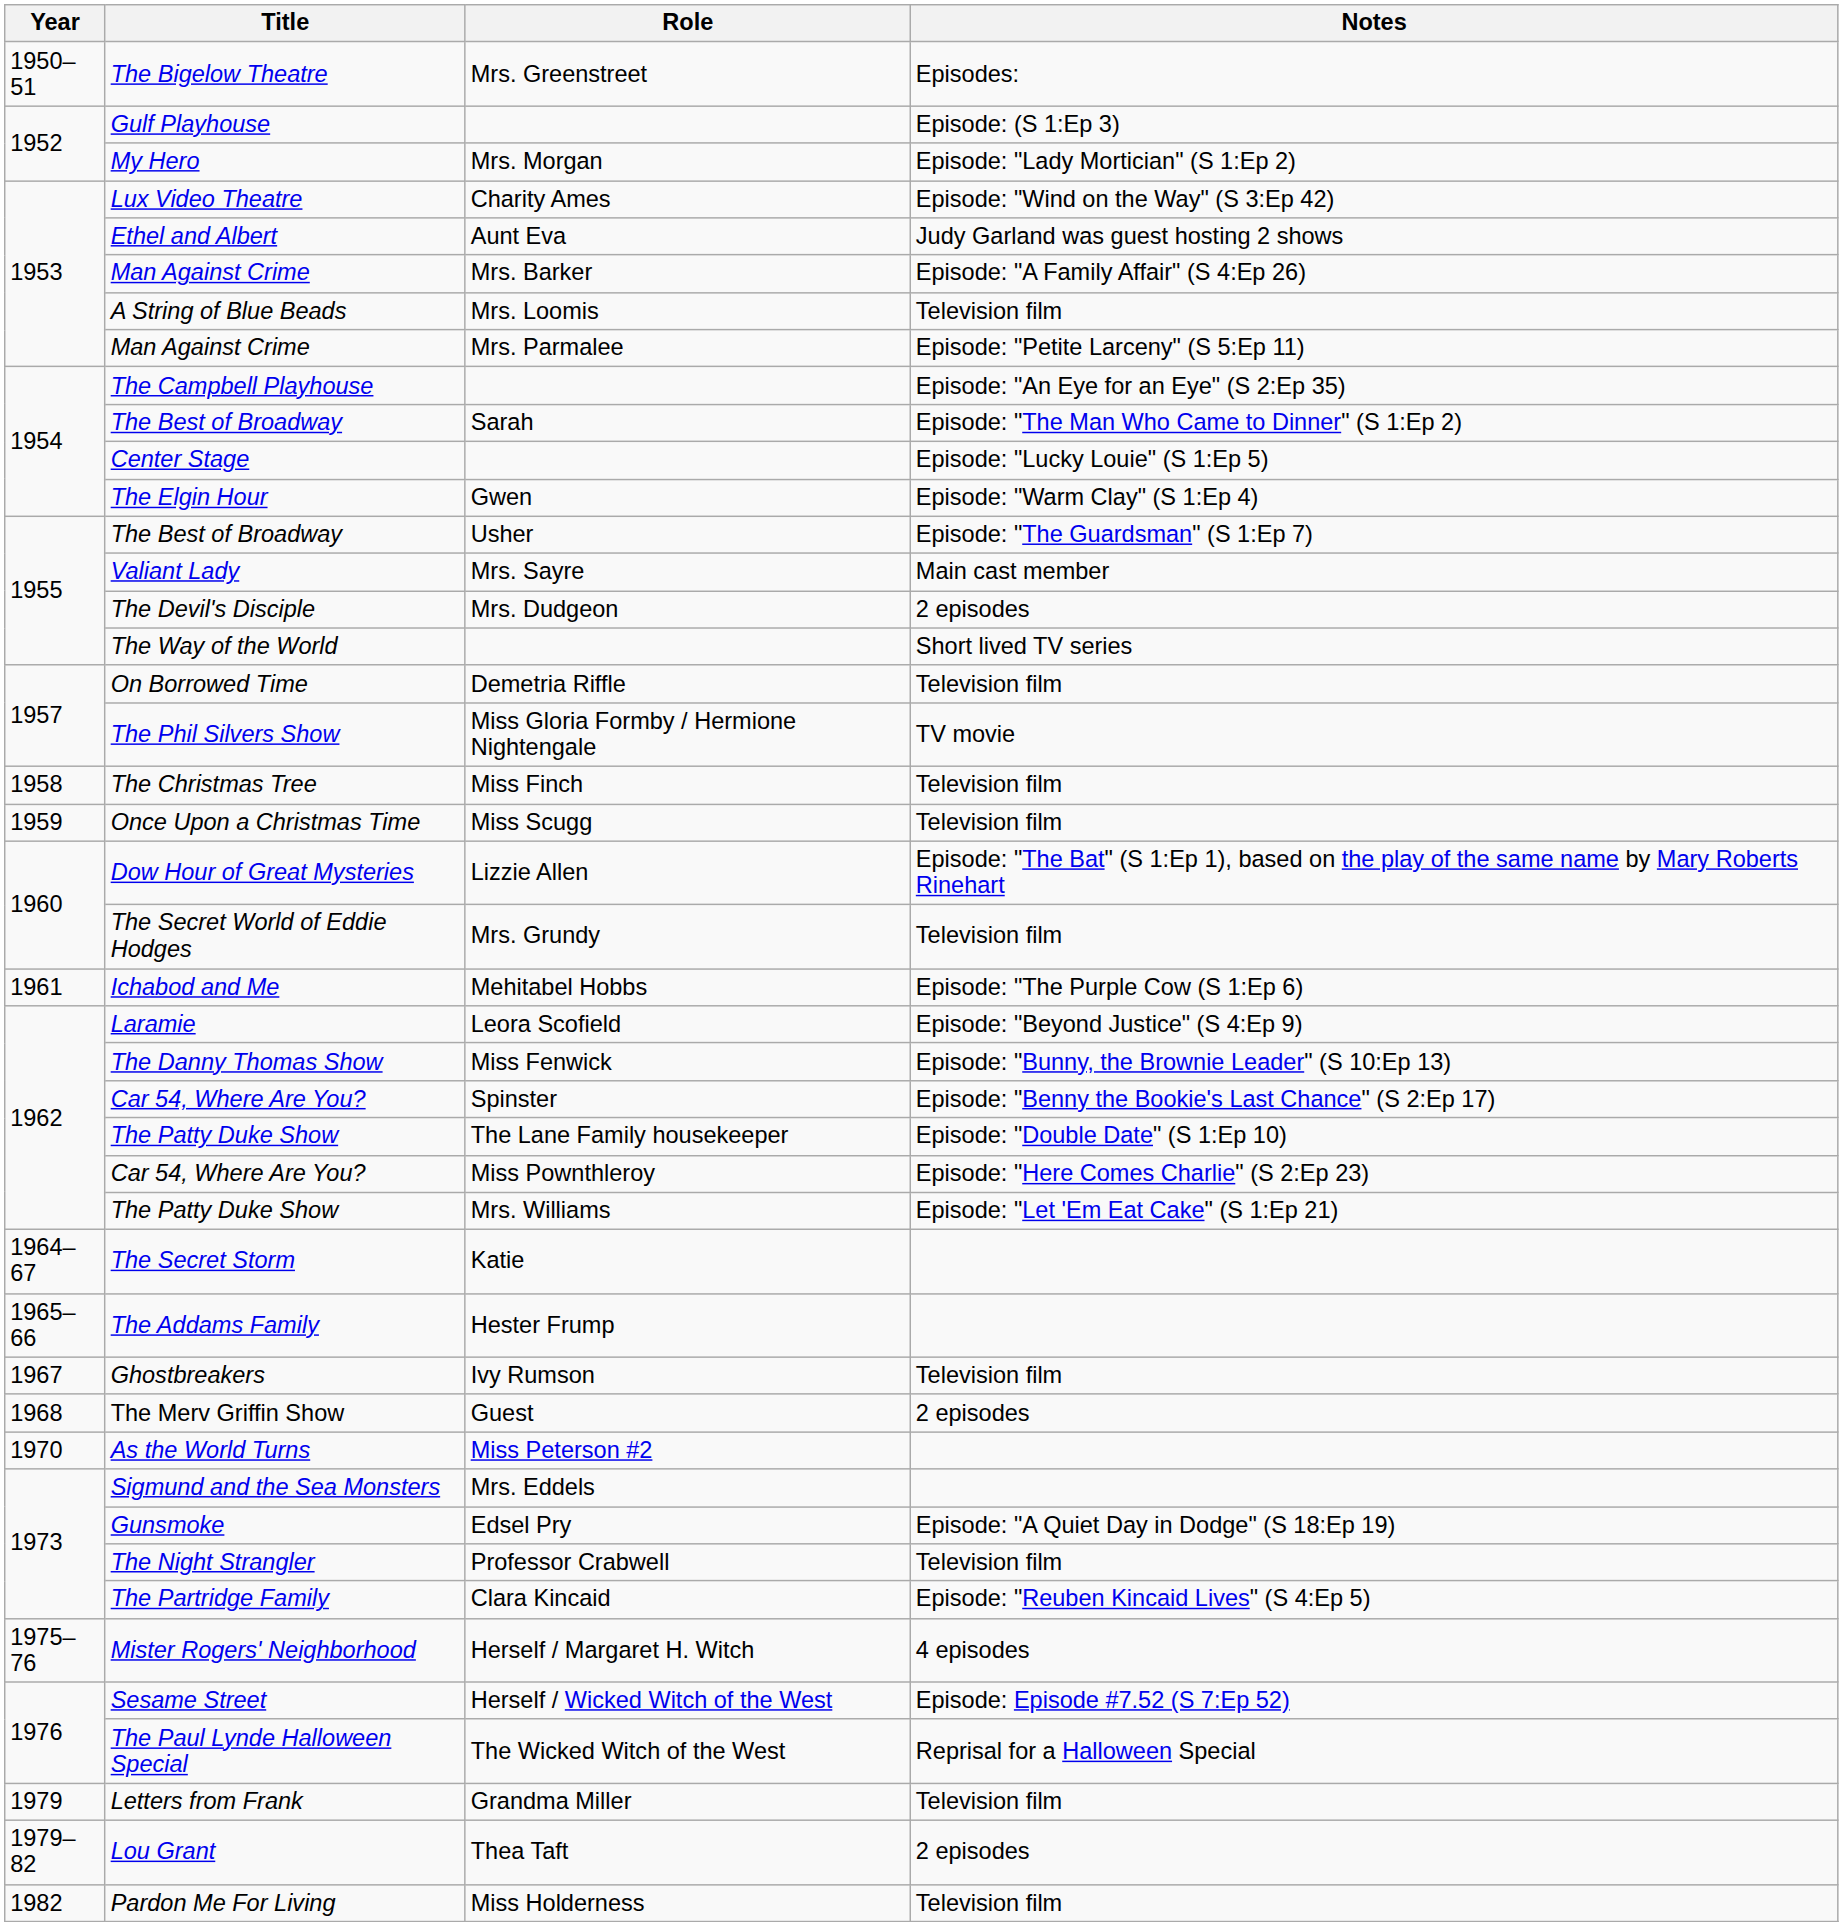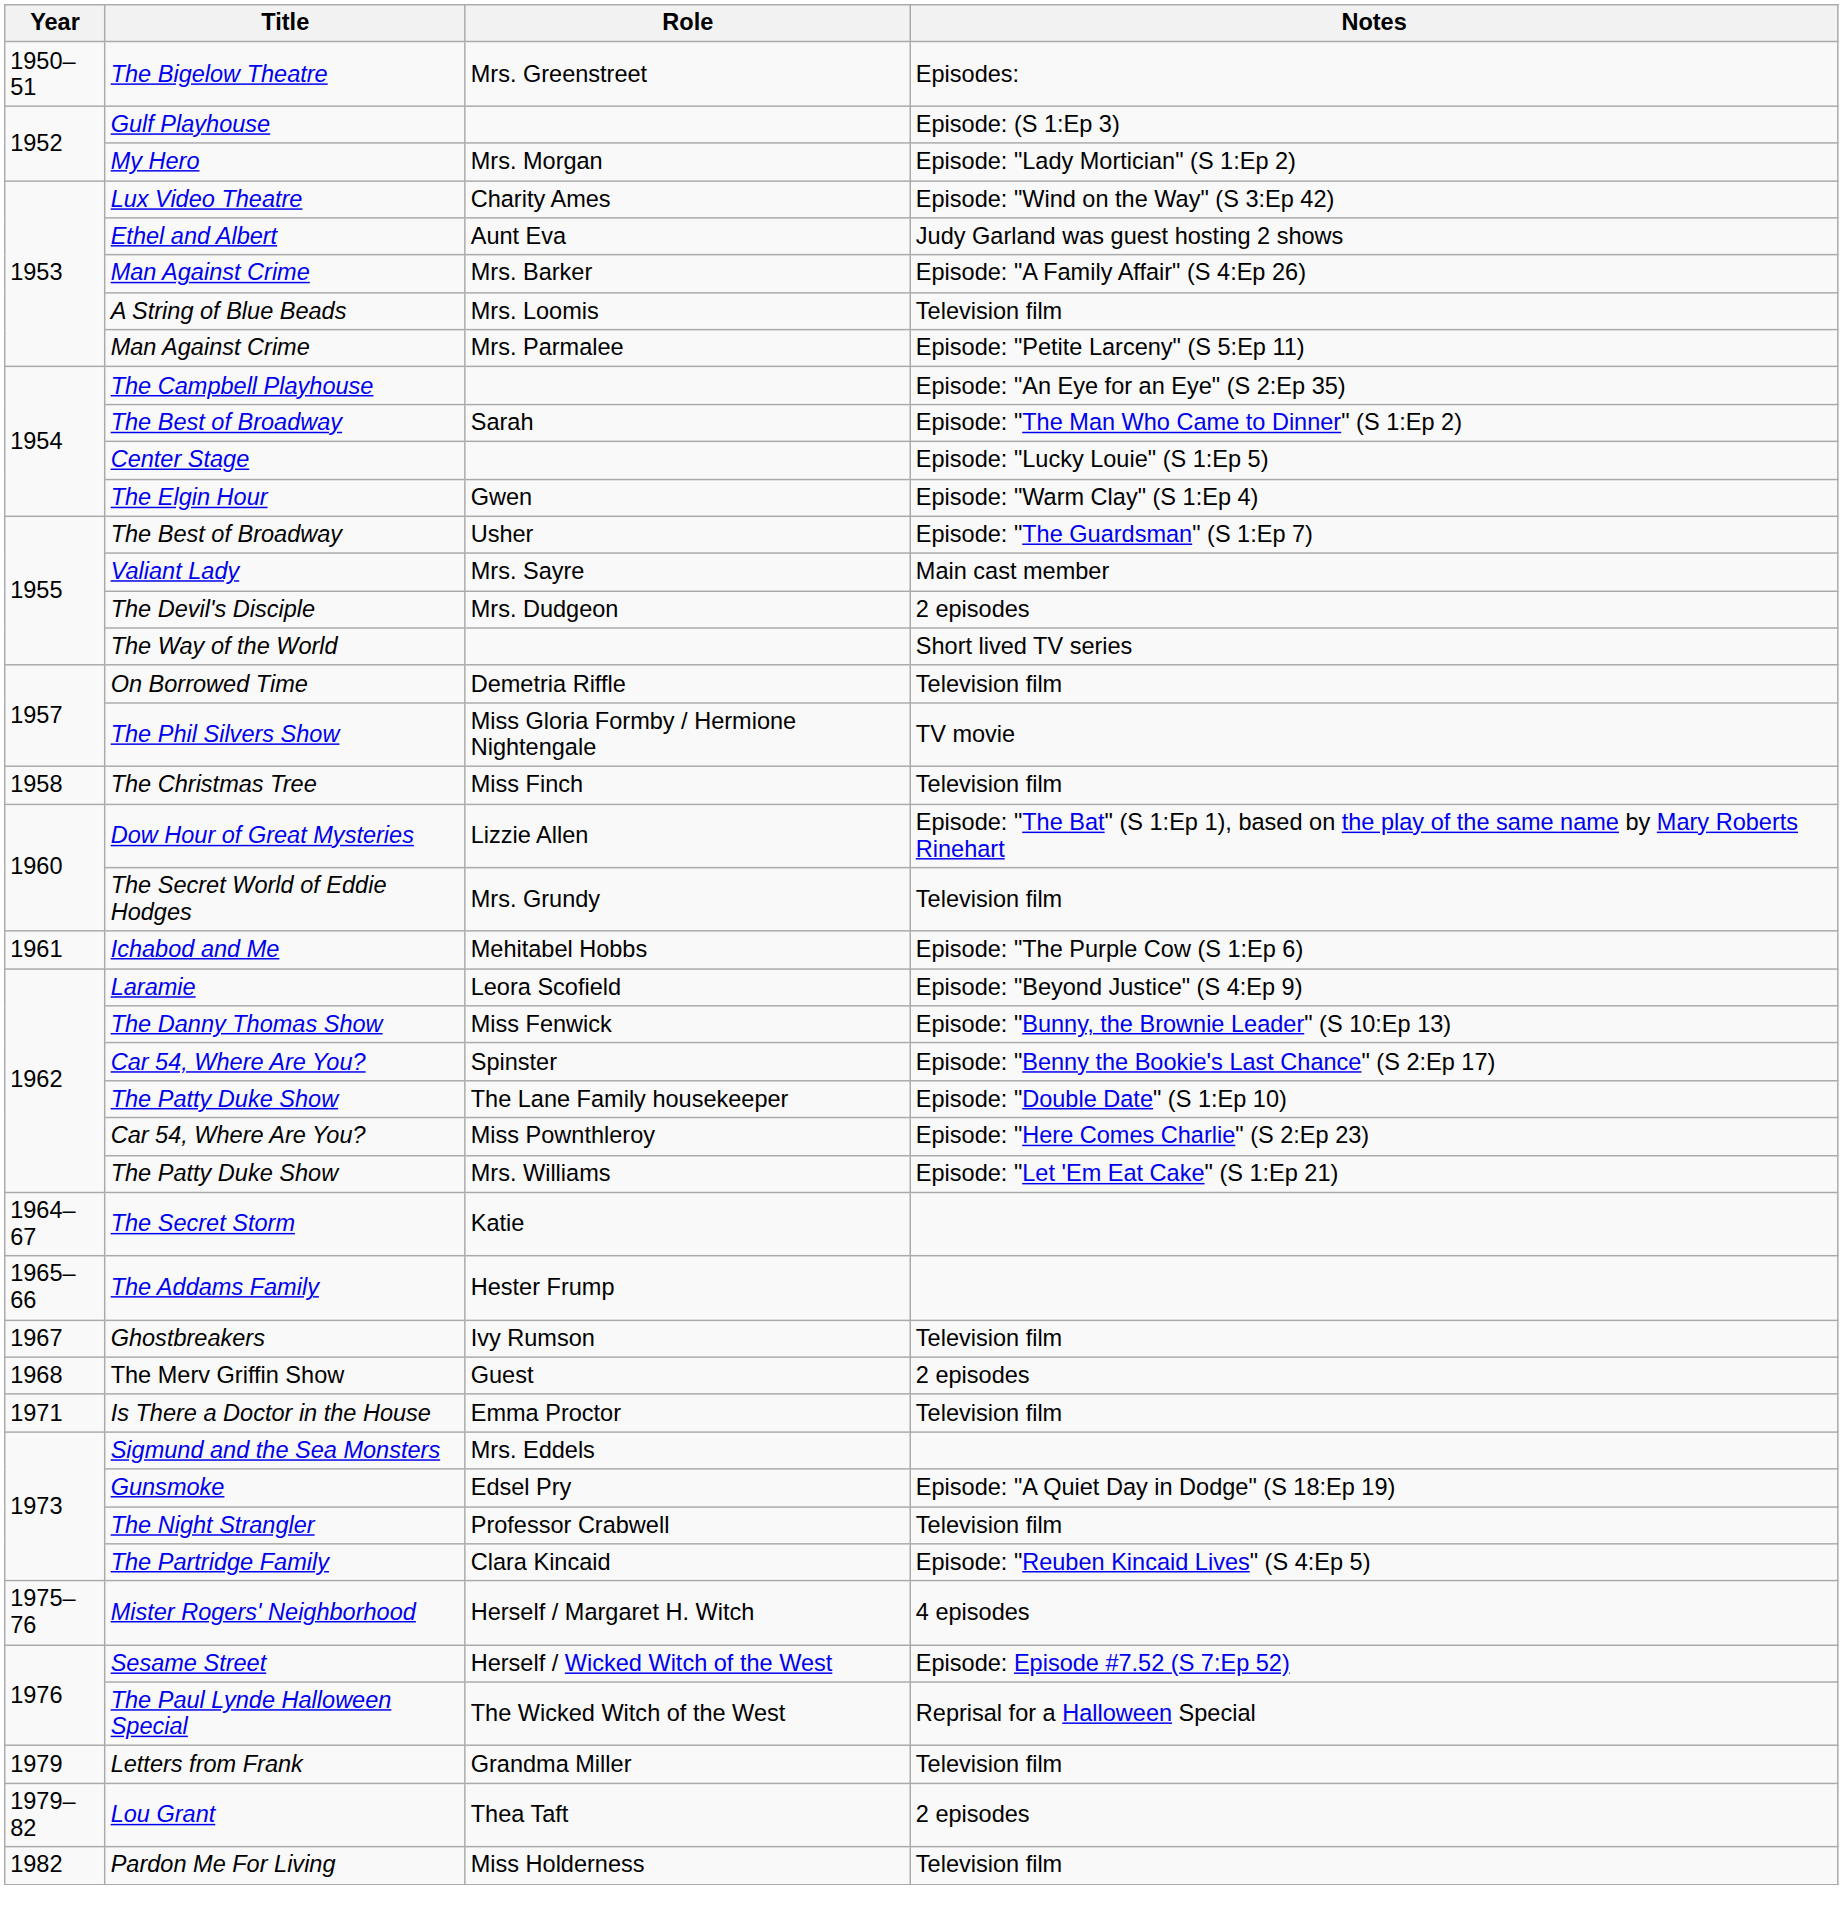- row: (265, 822)
- row: (210, 1450)
+ row: (271, 1412)
